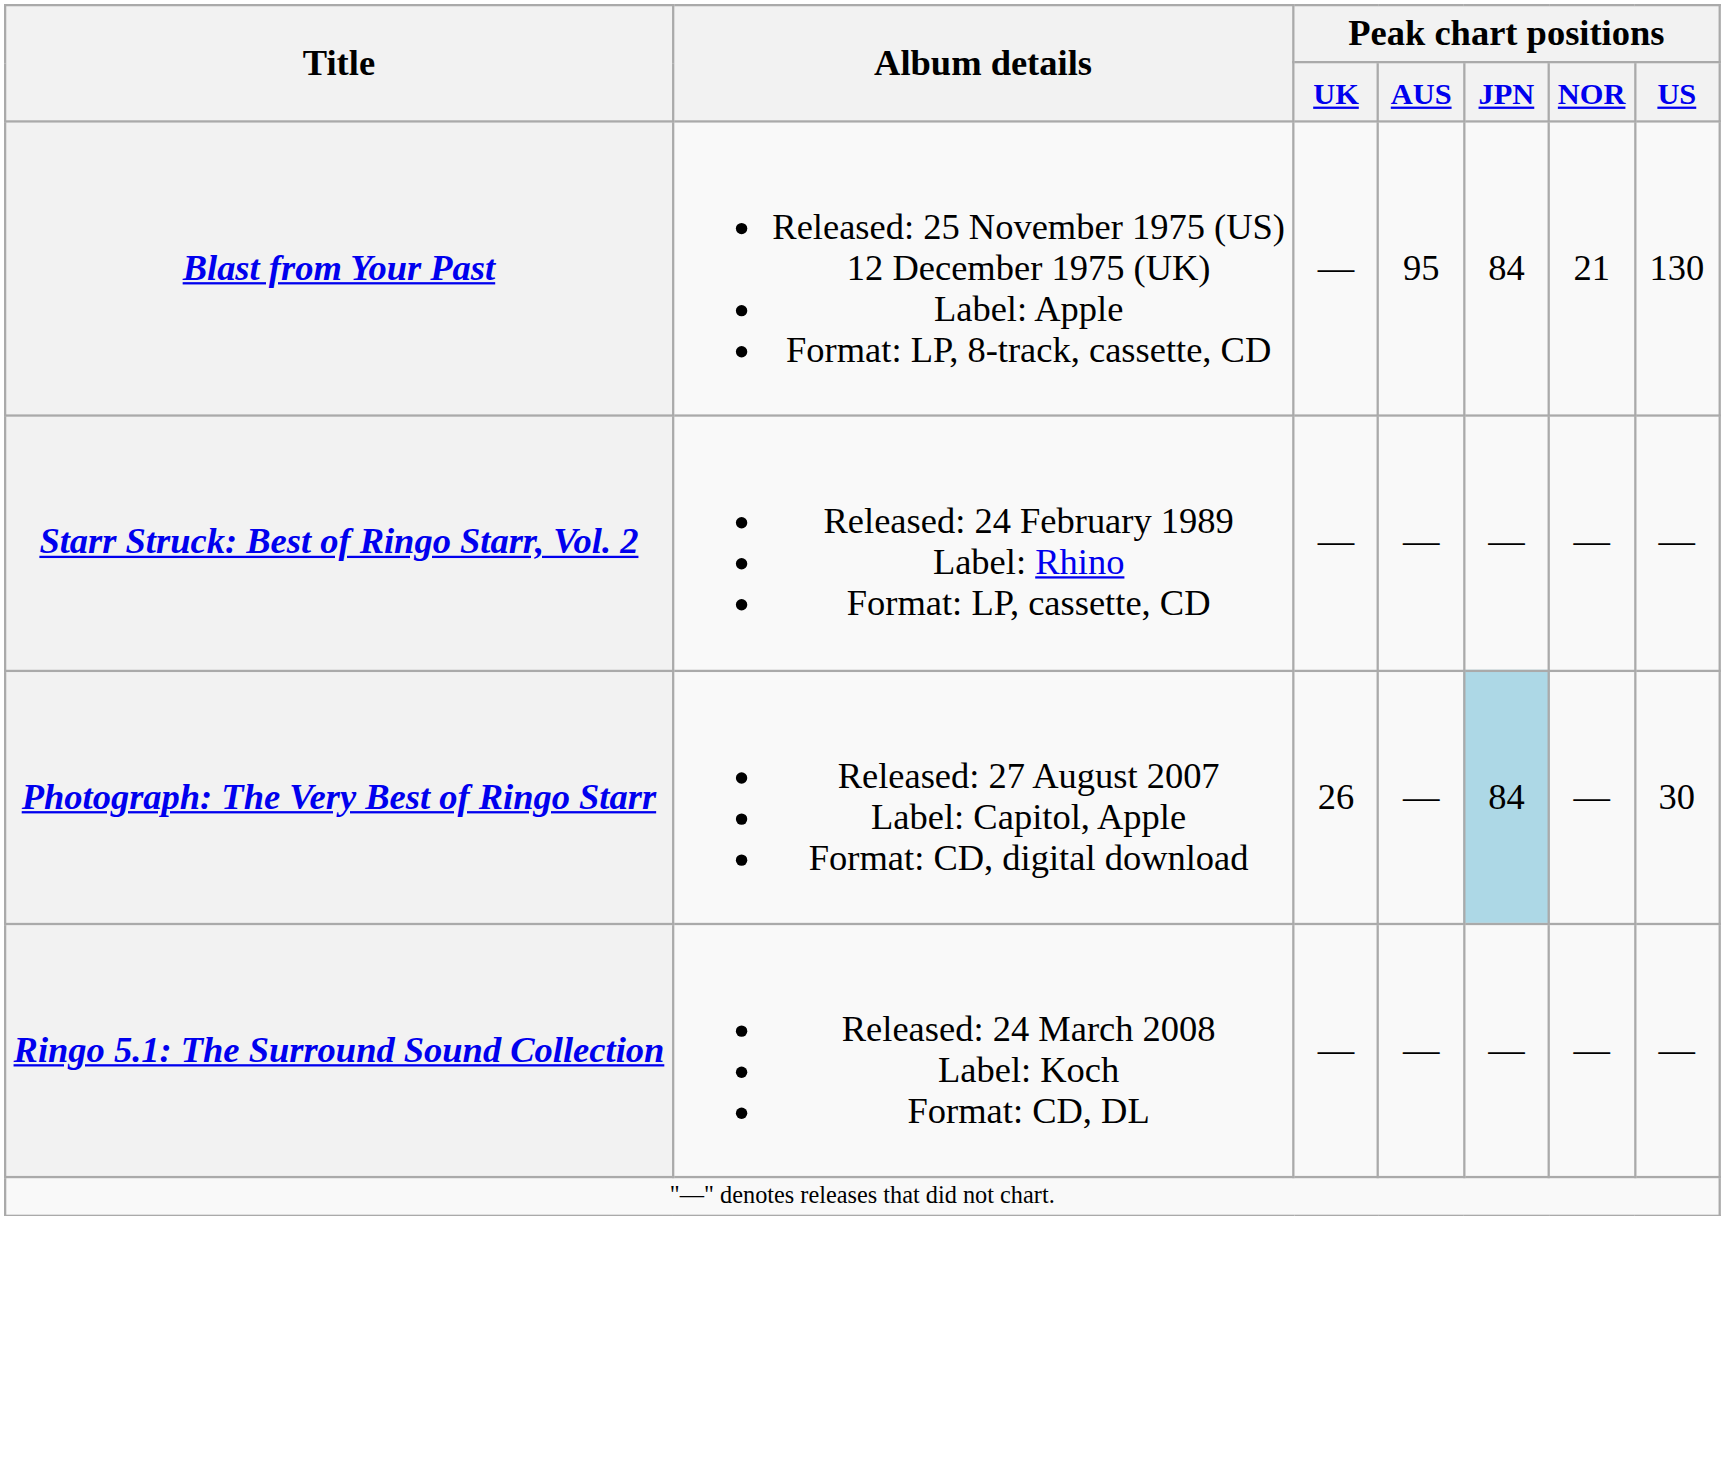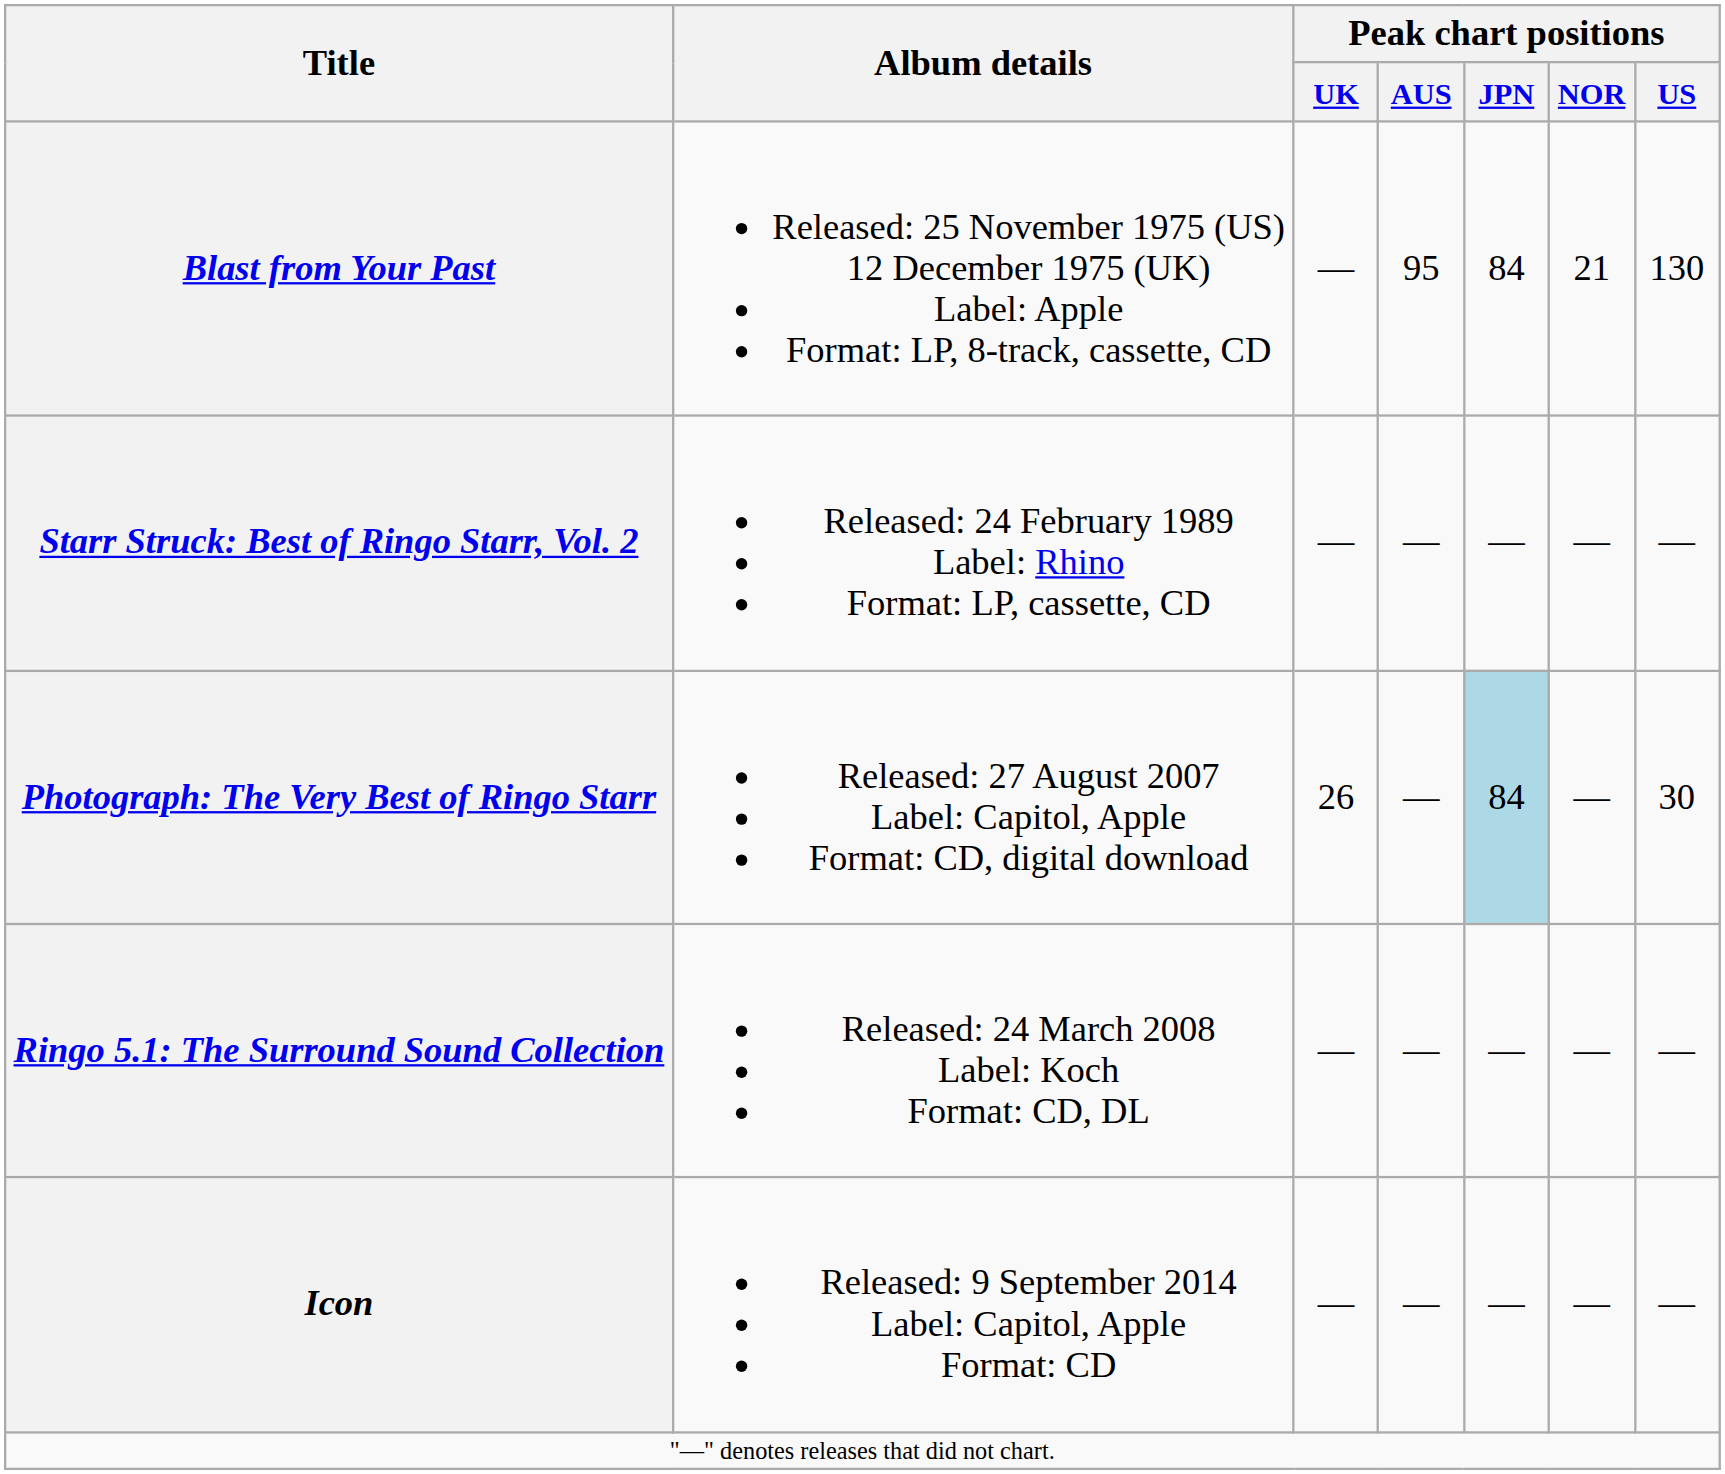+ row: (339, 1303)
